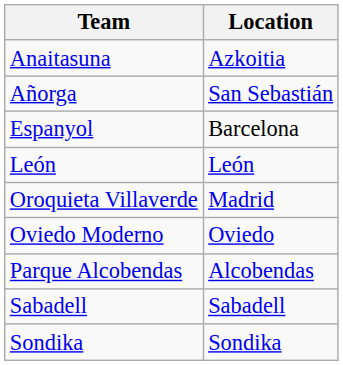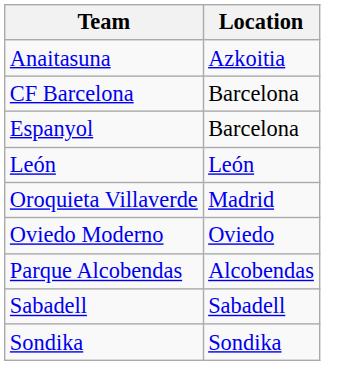- row: (43, 93)
+ row: (72, 93)
